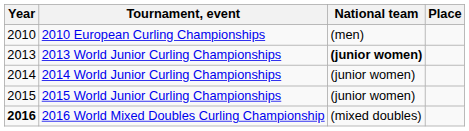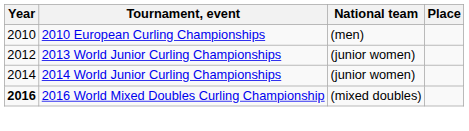(22, 55) 2013 -> (22, 55) 2012
(376, 55) bold -> (373, 55) normal
- row: (161, 95)
